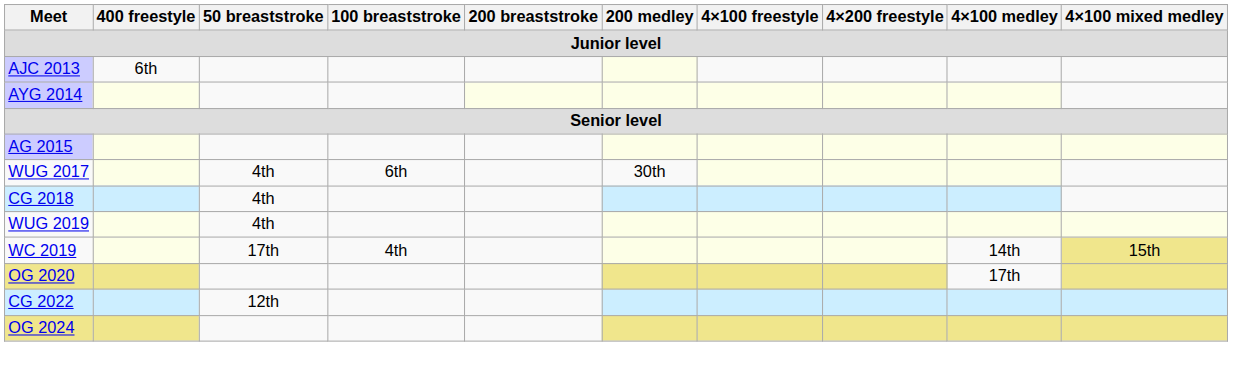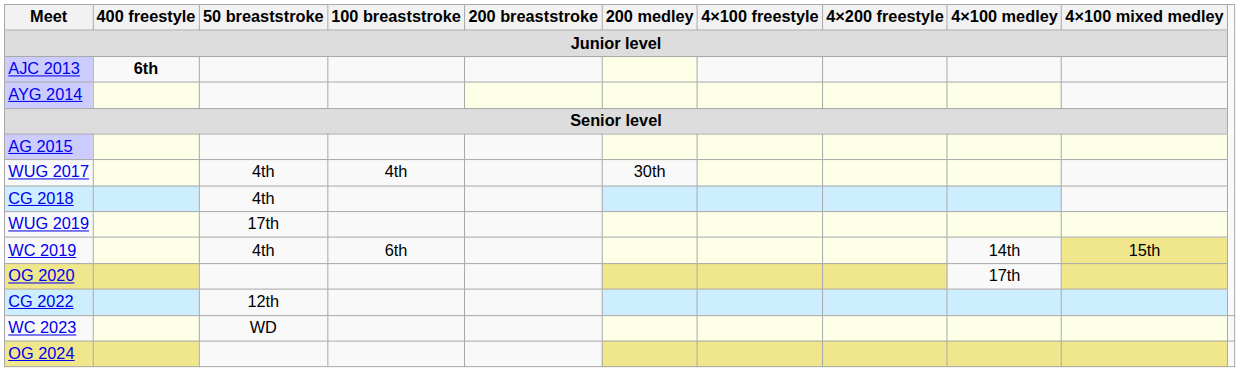(146, 69) normal -> (146, 69) bold
(396, 172) 6th -> (396, 172) 4th
(263, 224) 4th -> (263, 224) 17th
(263, 250) 17th -> (263, 250) 4th
(396, 250) 4th -> (396, 250) 6th
+ row: (42, 328)
